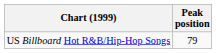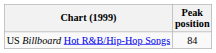(192, 40) 79 -> (192, 40) 84
